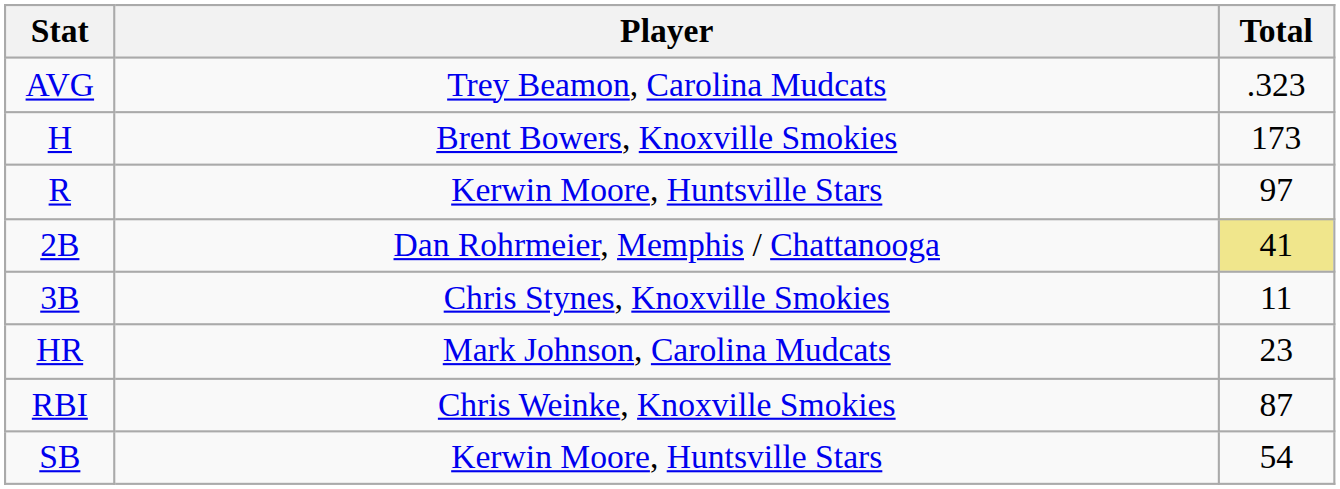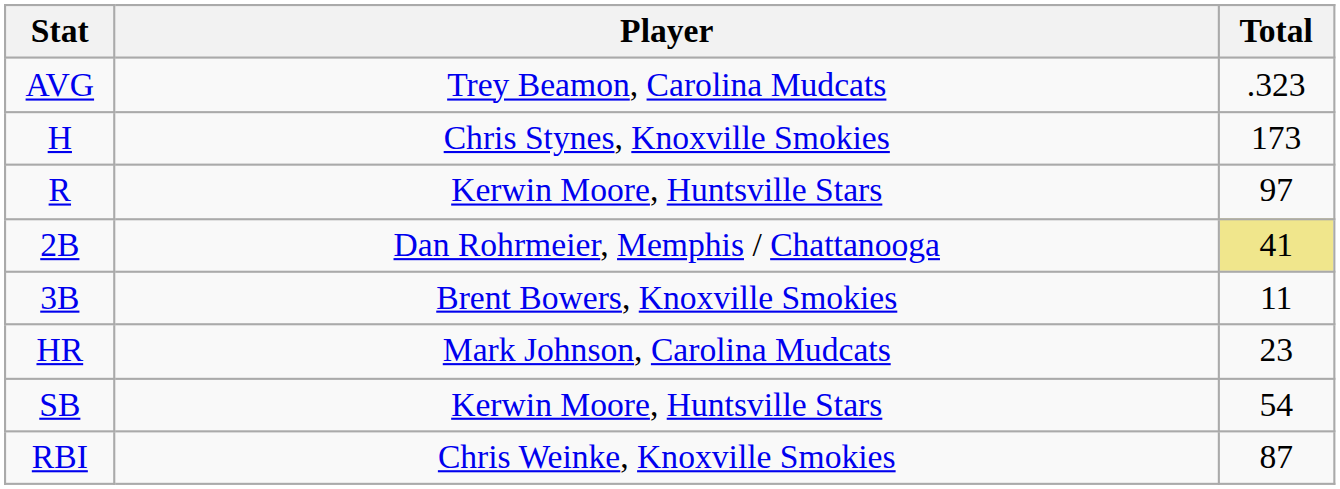(667, 137) Brent Bowers, Knoxville Smokies -> (667, 137) Chris Stynes, Knoxville Smokies
(667, 297) Chris Stynes, Knoxville Smokies -> (667, 297) Brent Bowers, Knoxville Smokies
rows swapped: (60, 404) <-> (60, 457)
